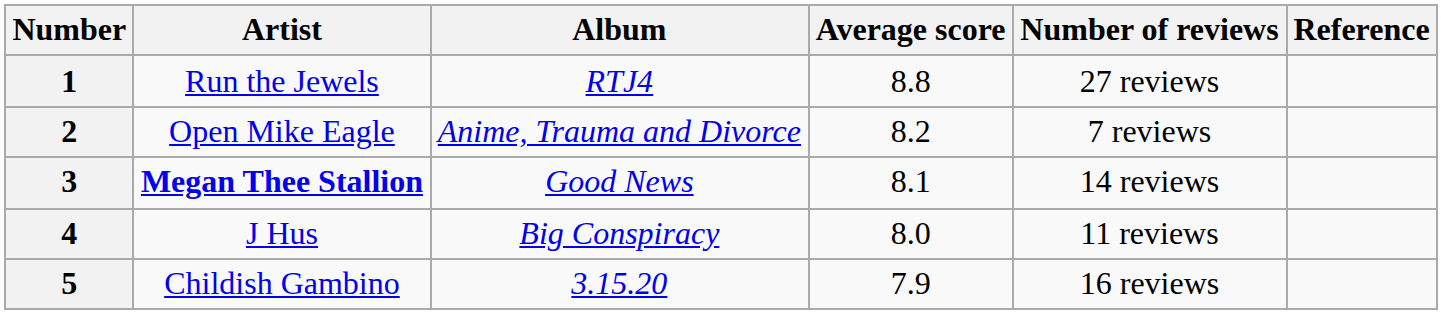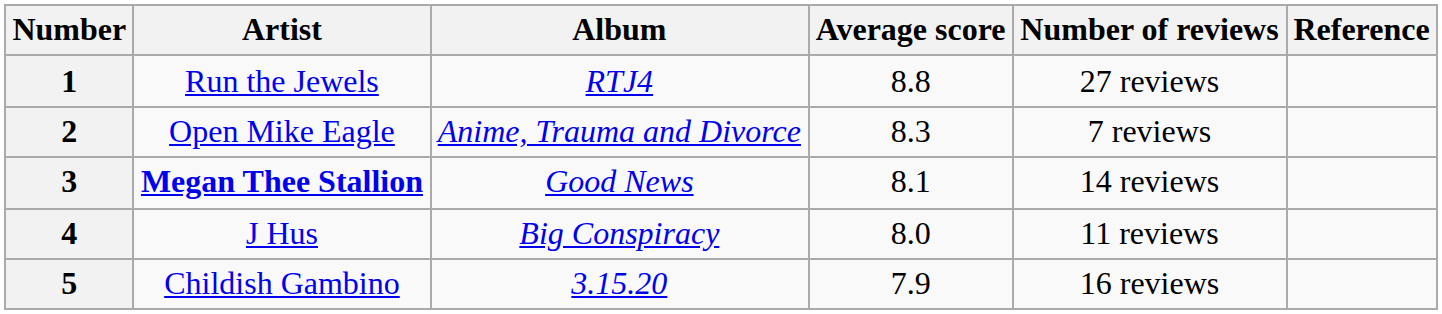(911, 131) 8.2 -> (911, 131) 8.3
